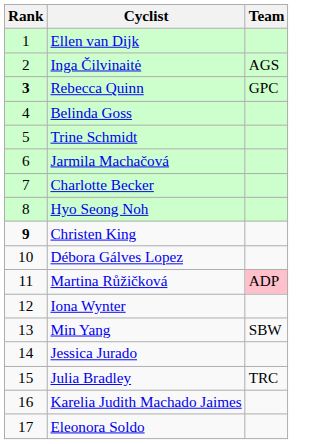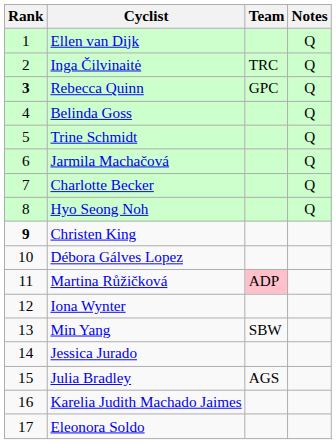+ column: (310, 16)
(264, 64) AGS -> (263, 64) TRC
(263, 378) TRC -> (264, 378) AGS
